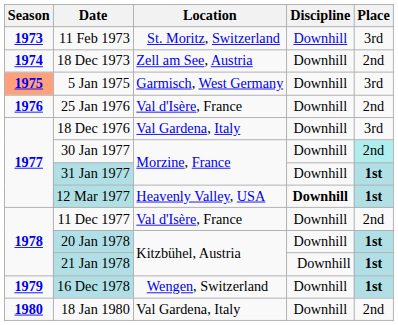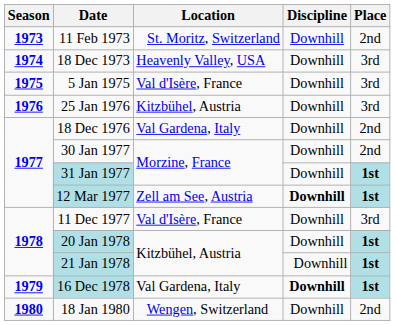(374, 38) 3rd -> (370, 38) 2nd
(195, 60) Zell am See, Austria -> (201, 60) Heavenly Valley, USA
(374, 60) 2nd -> (370, 60) 3rd
(29, 83) lightsalmon background -> (29, 83) no background
(210, 83) Garmisch, West Germany -> (189, 83) Val d'Isère, France
(189, 106) Val d'Isère, France -> (189, 106) Kitzbühel, Austria
(374, 106) 2nd -> (370, 106) 3rd
(374, 128) 3rd -> (370, 128) 2nd
(374, 151) paleturquoise background -> (370, 151) no background
(201, 196) Heavenly Valley, USA -> (195, 196) Zell am See, Austria
(374, 219) 2nd -> (370, 219) 3rd
(202, 286) Wengen, Switzerland -> (188, 286) Val Gardena, Italy
(320, 286) normal -> (317, 286) bold
(188, 309) Val Gardena, Italy -> (202, 309) Wengen, Switzerland
